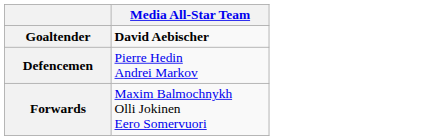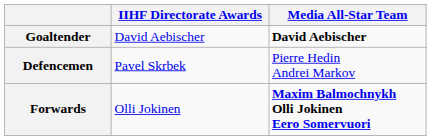+ column: (190, 15)
(173, 109) normal -> (334, 109) bold
